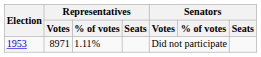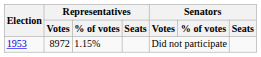(60, 44) 8971 -> (60, 44) 8972
(87, 44) 1.11% -> (87, 44) 1.15%
